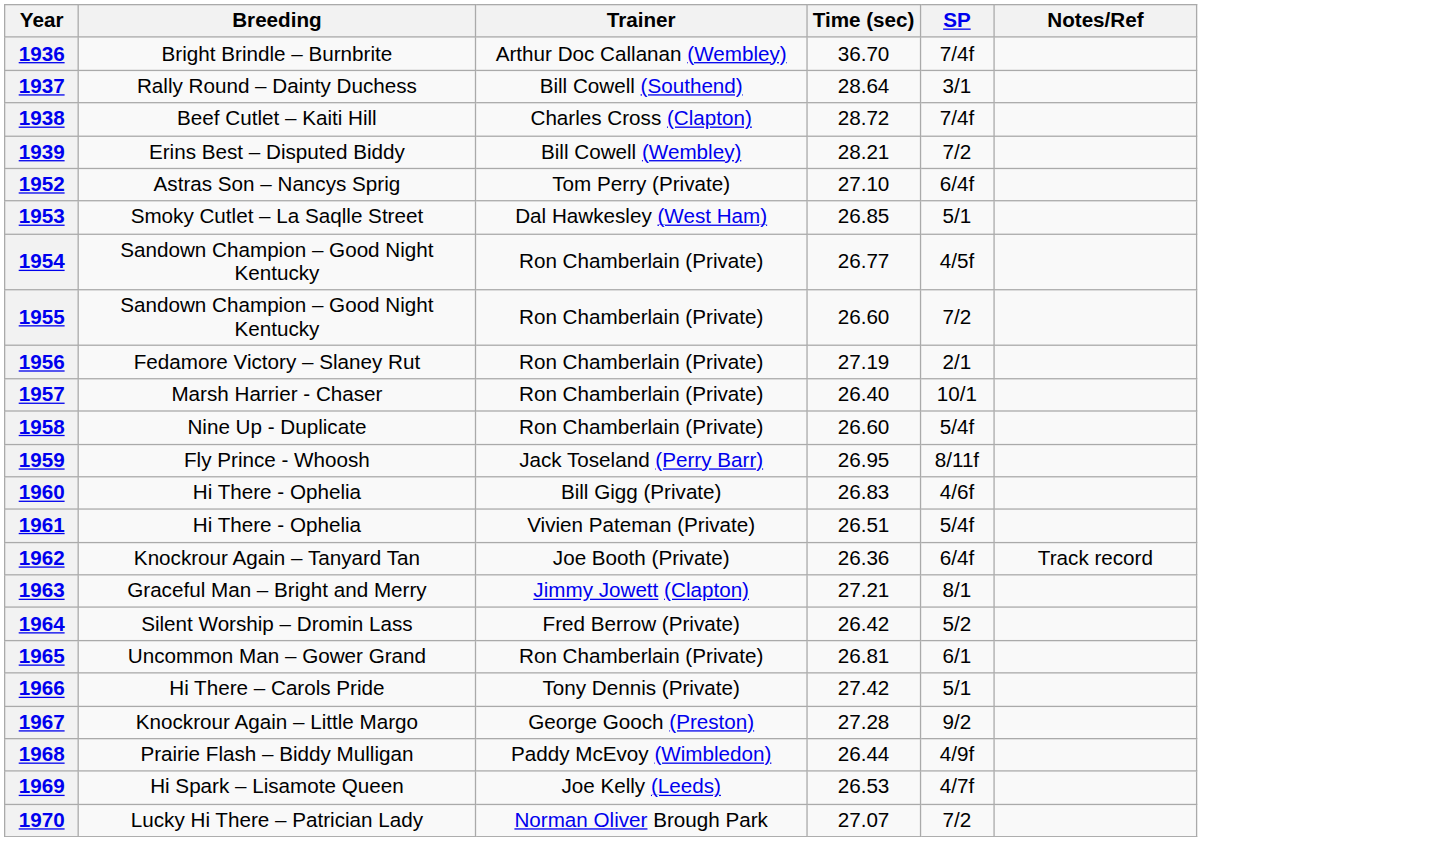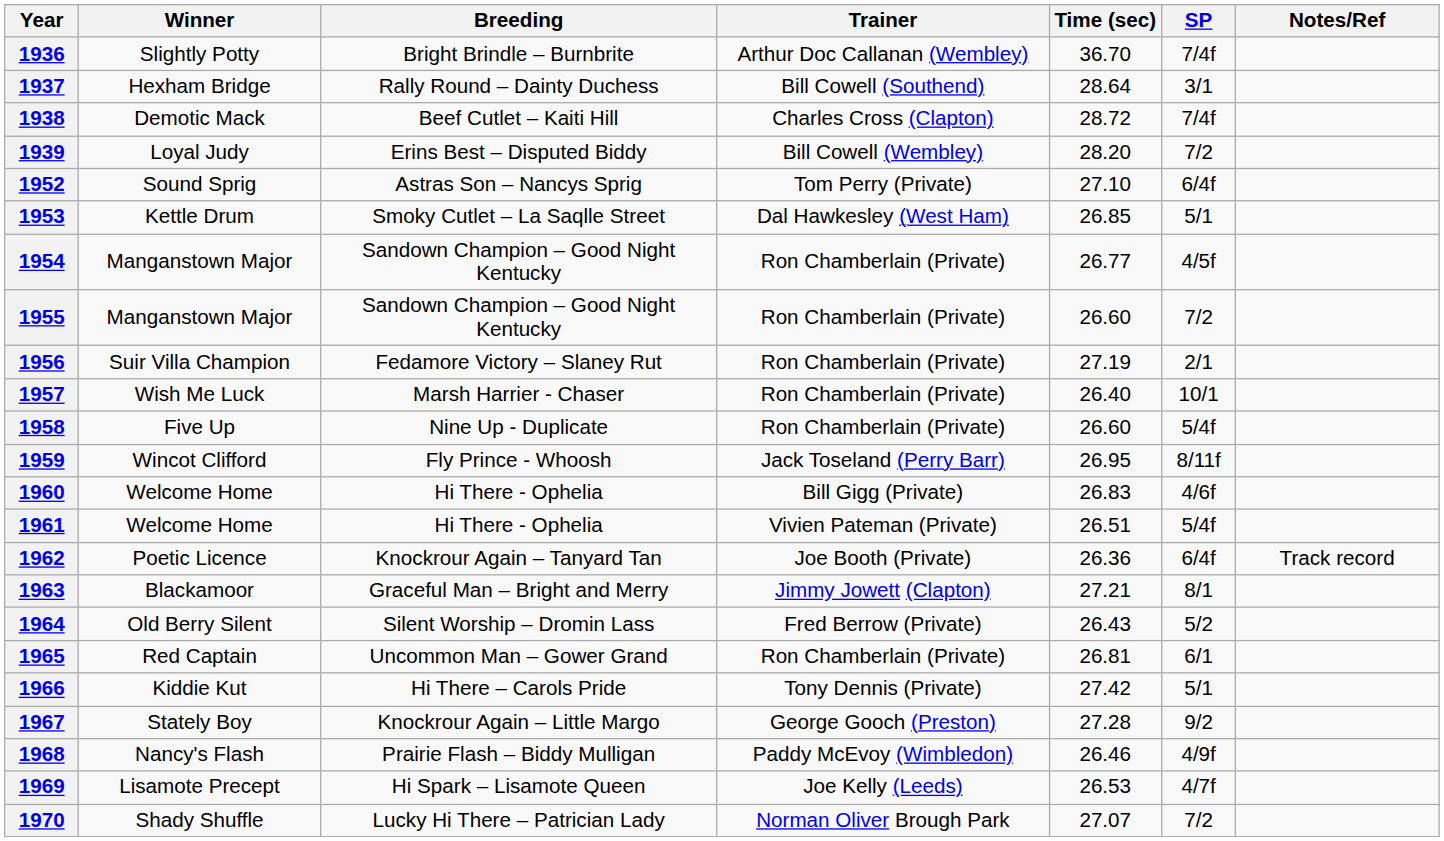+ column: (200, 20)
(864, 151) 28.21 -> (1105, 151) 28.20
(864, 623) 26.42 -> (1105, 623) 26.43
(864, 754) 26.44 -> (1105, 754) 26.46
